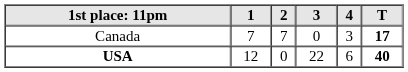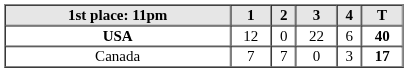rows swapped: (118, 56) <-> (118, 35)
